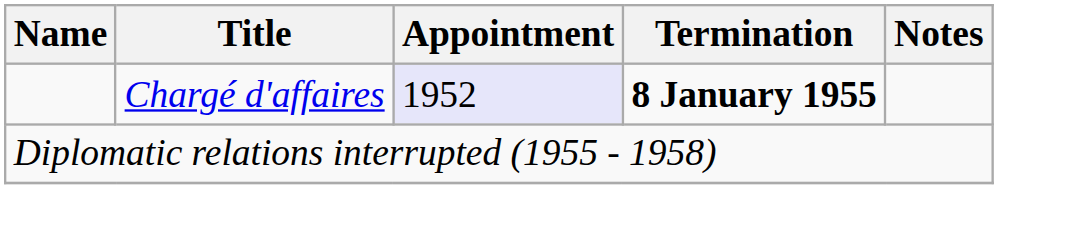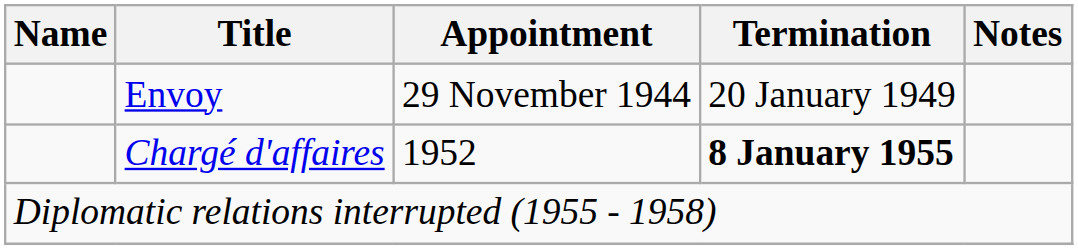+ row: (174, 93)
(439, 93) lavender background -> (439, 152) no background
